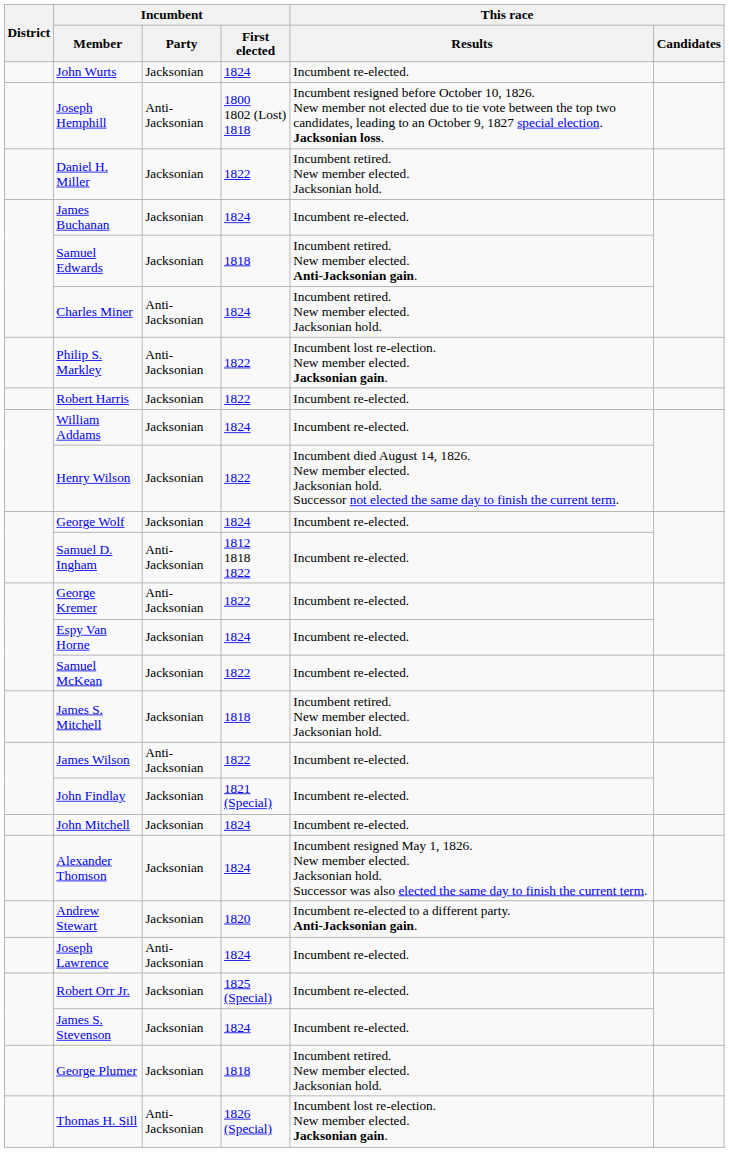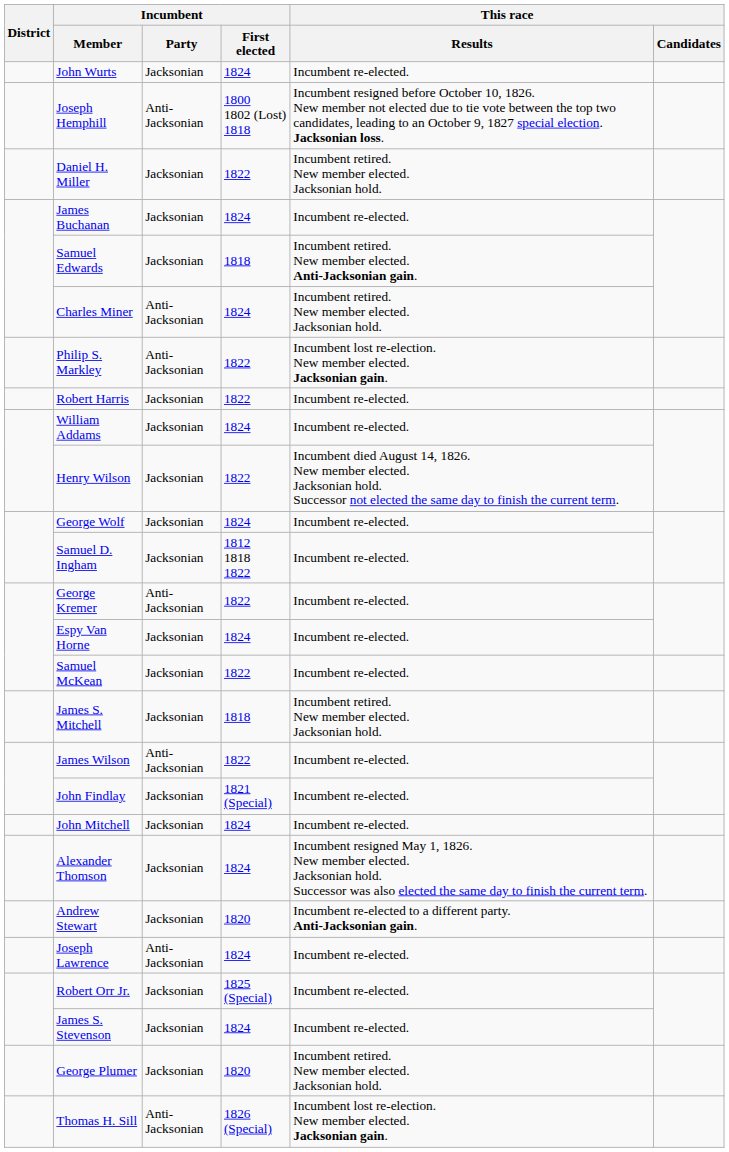(174, 557) Anti-Jacksonian -> (174, 557) Jacksonian
(237, 1070) 1818 -> (237, 1070) 1820
